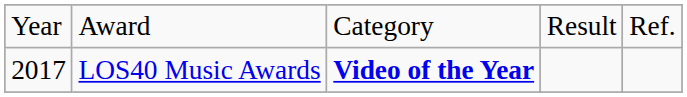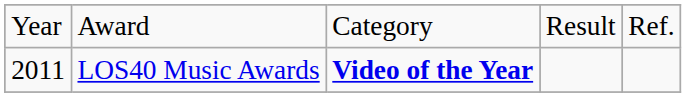(39, 69) 2017 -> (38, 69) 2011
